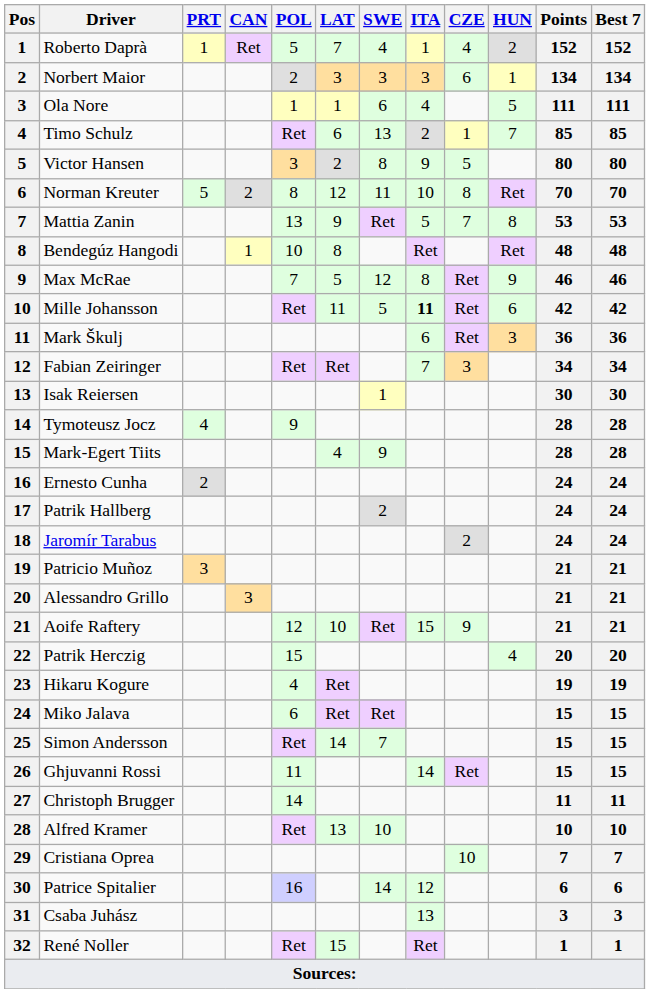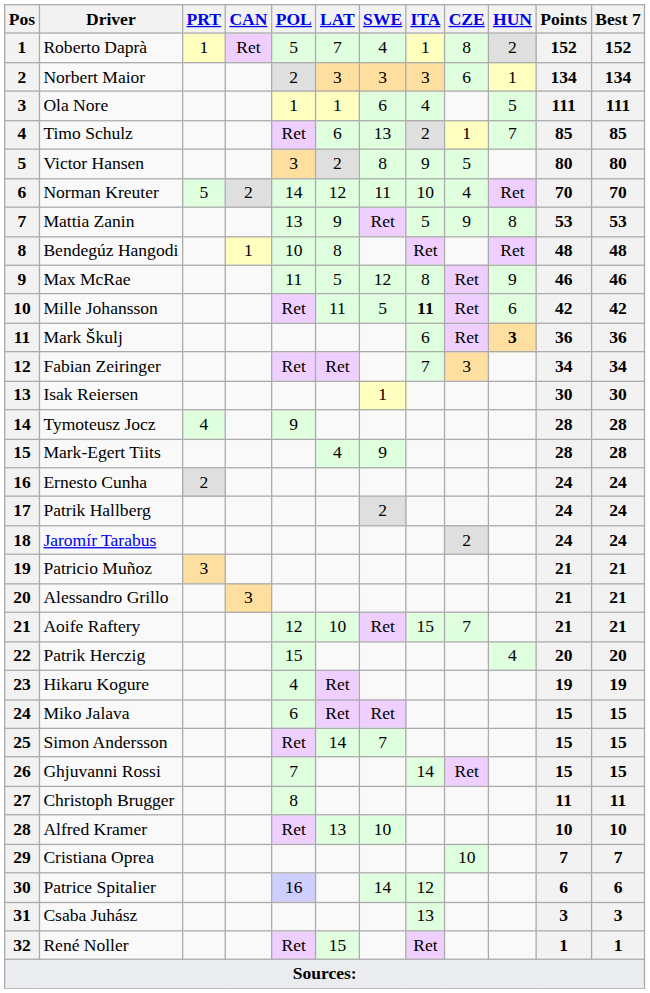(467, 47) 4 -> (467, 47) 8
(294, 192) 8 -> (294, 192) 14
(467, 192) 8 -> (467, 192) 4
(467, 221) 7 -> (467, 221) 9
(294, 279) 7 -> (294, 279) 11
(512, 336) normal -> (512, 336) bold
(467, 626) 9 -> (467, 626) 7
(294, 771) 11 -> (294, 771) 7
(294, 800) 14 -> (294, 800) 8
